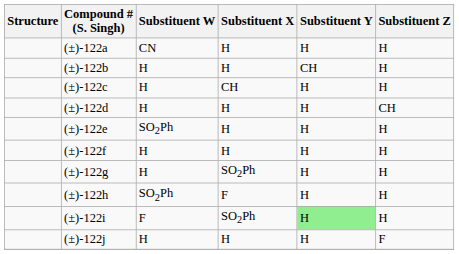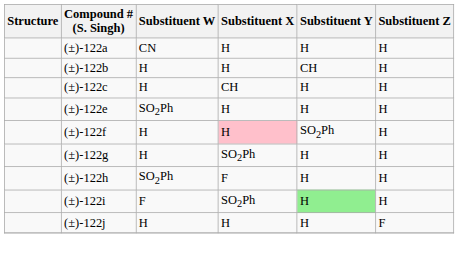- row: (86, 107)
(226, 150) no background -> (226, 132) pink background
(304, 150) H -> (317, 132) SO2Ph
